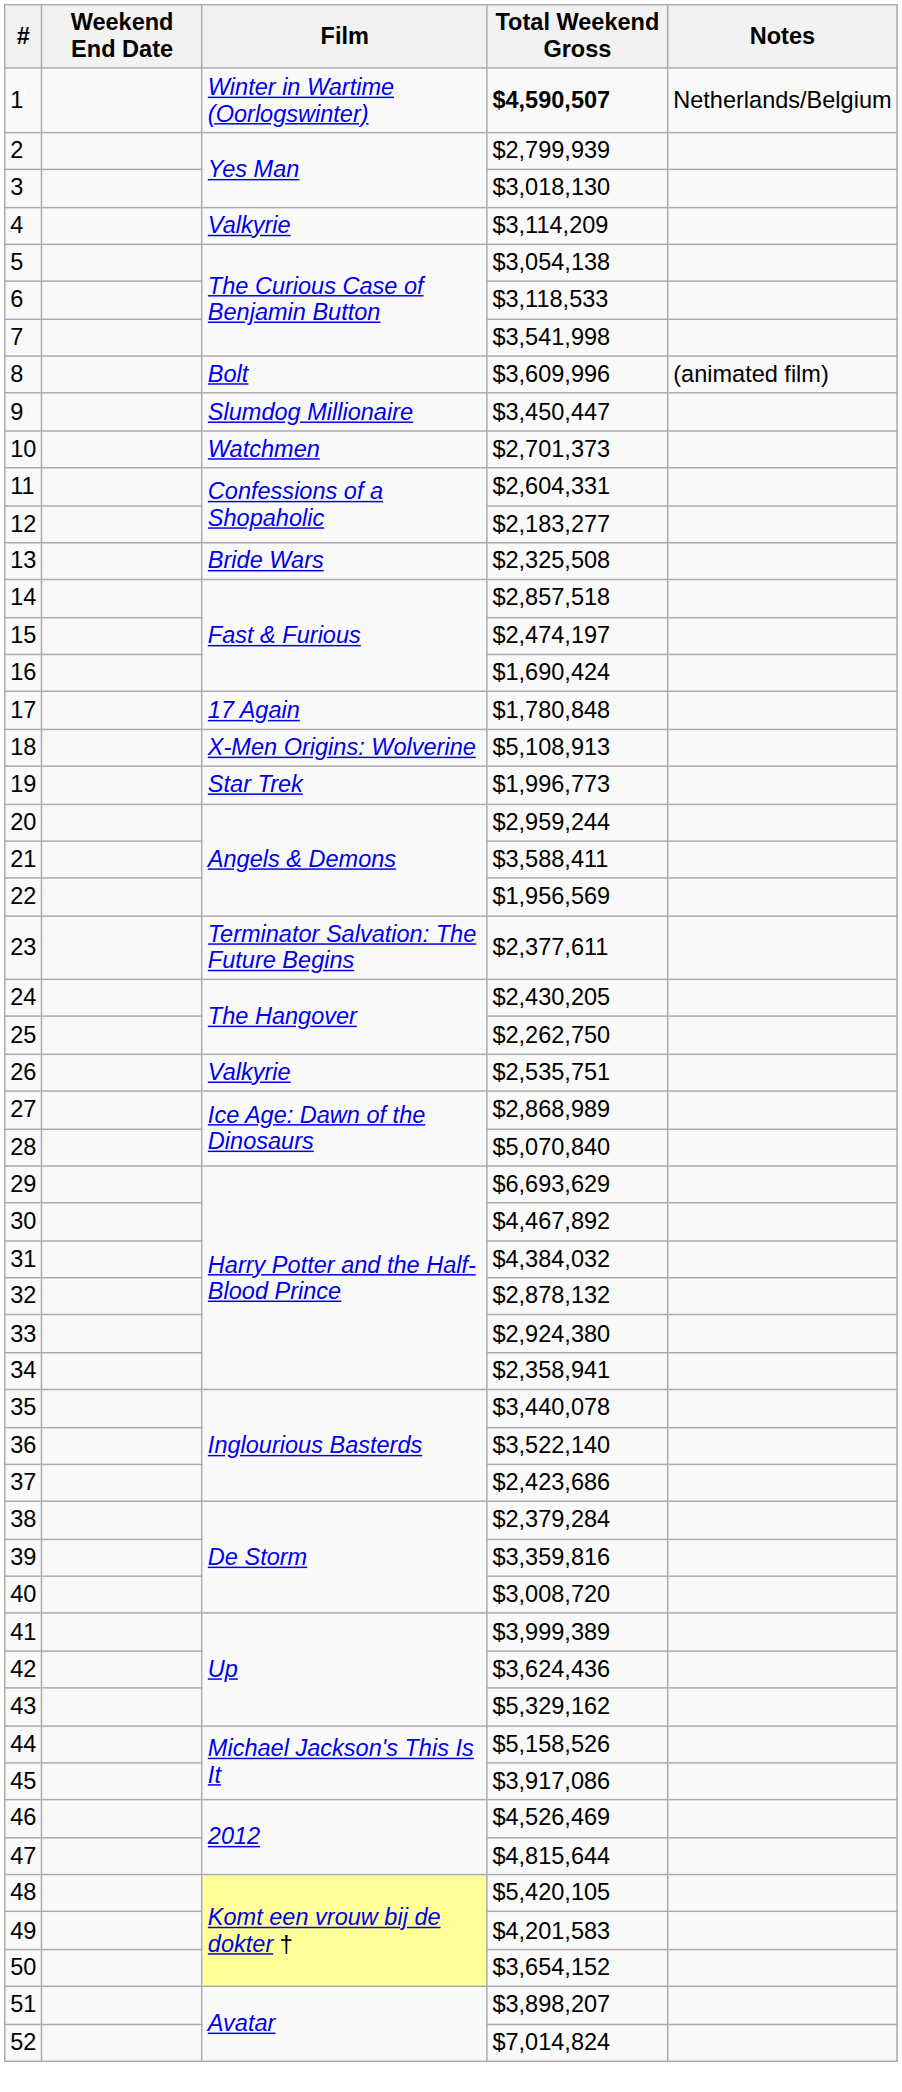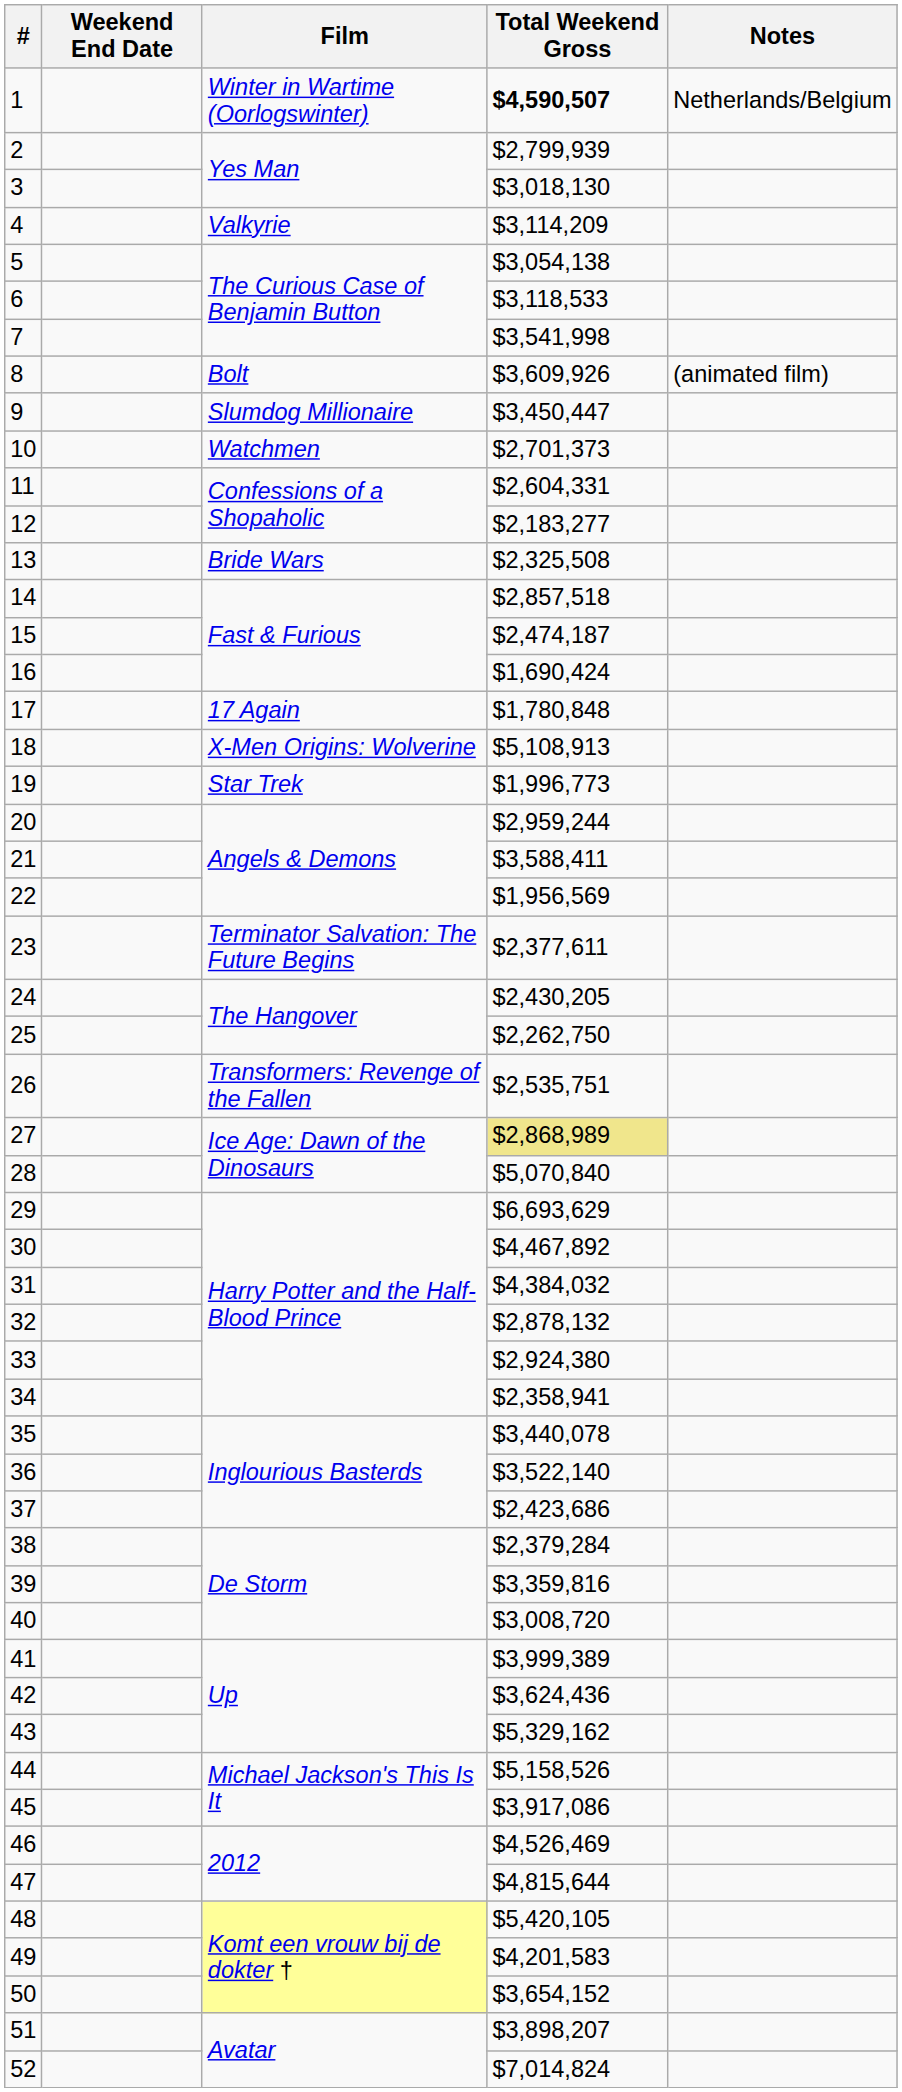(551, 374) $3,609,996 -> (551, 374) $3,609,926
(551, 635) $2,474,197 -> (551, 635) $2,474,187
(249, 1072) Valkyrie -> (344, 1085) Transformers: Revenge of the Fallen
(551, 1109) no background -> (551, 1136) khaki background
